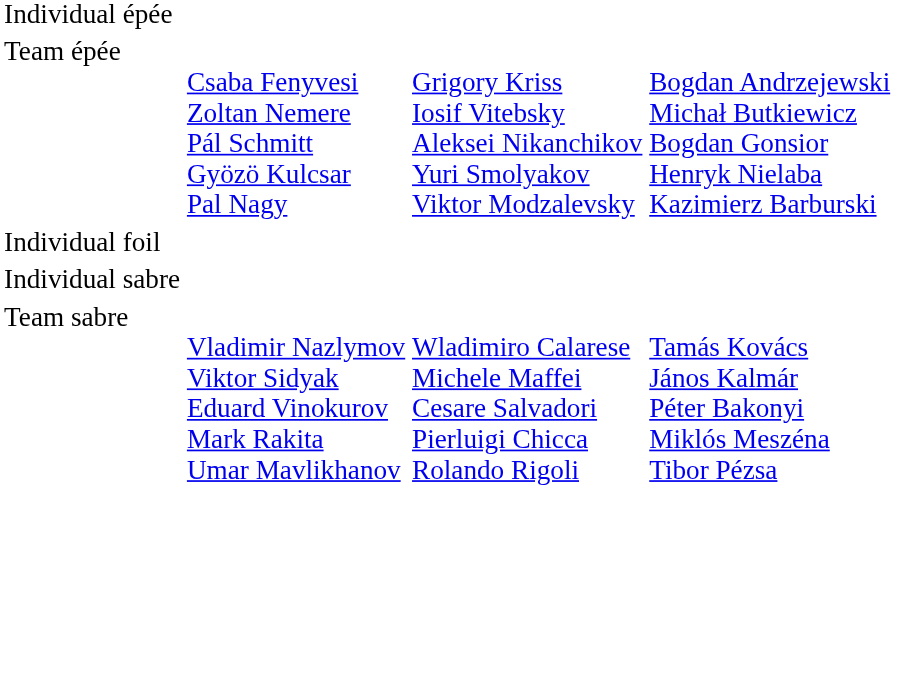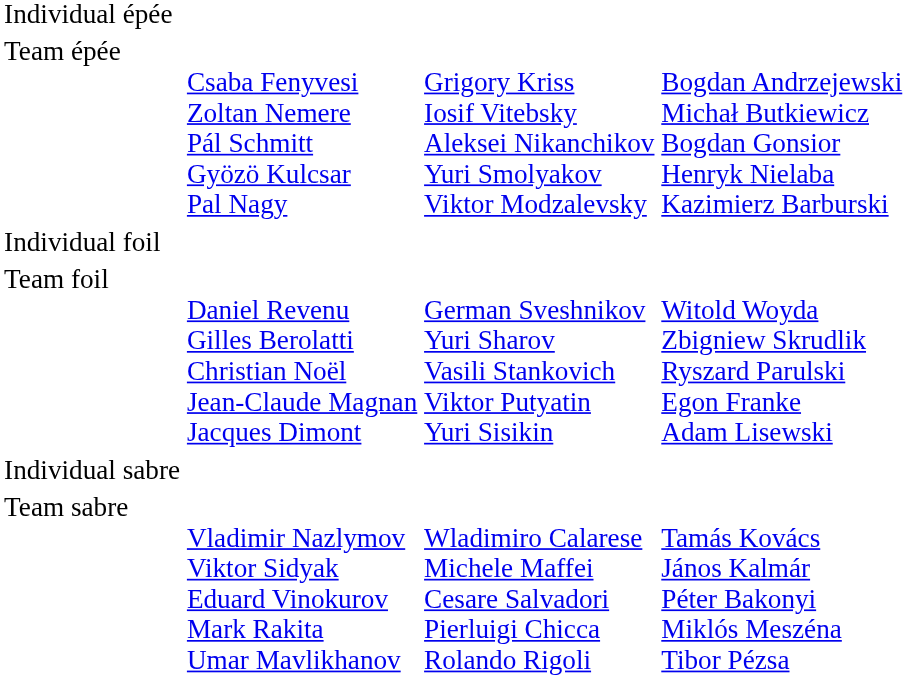+ row: (56, 279)
